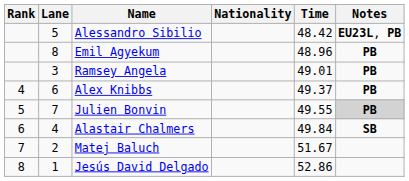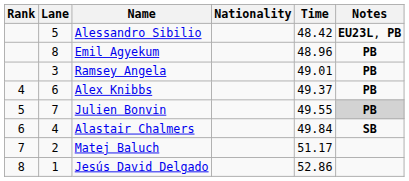(315, 147) 51.67 -> (315, 147) 51.17
